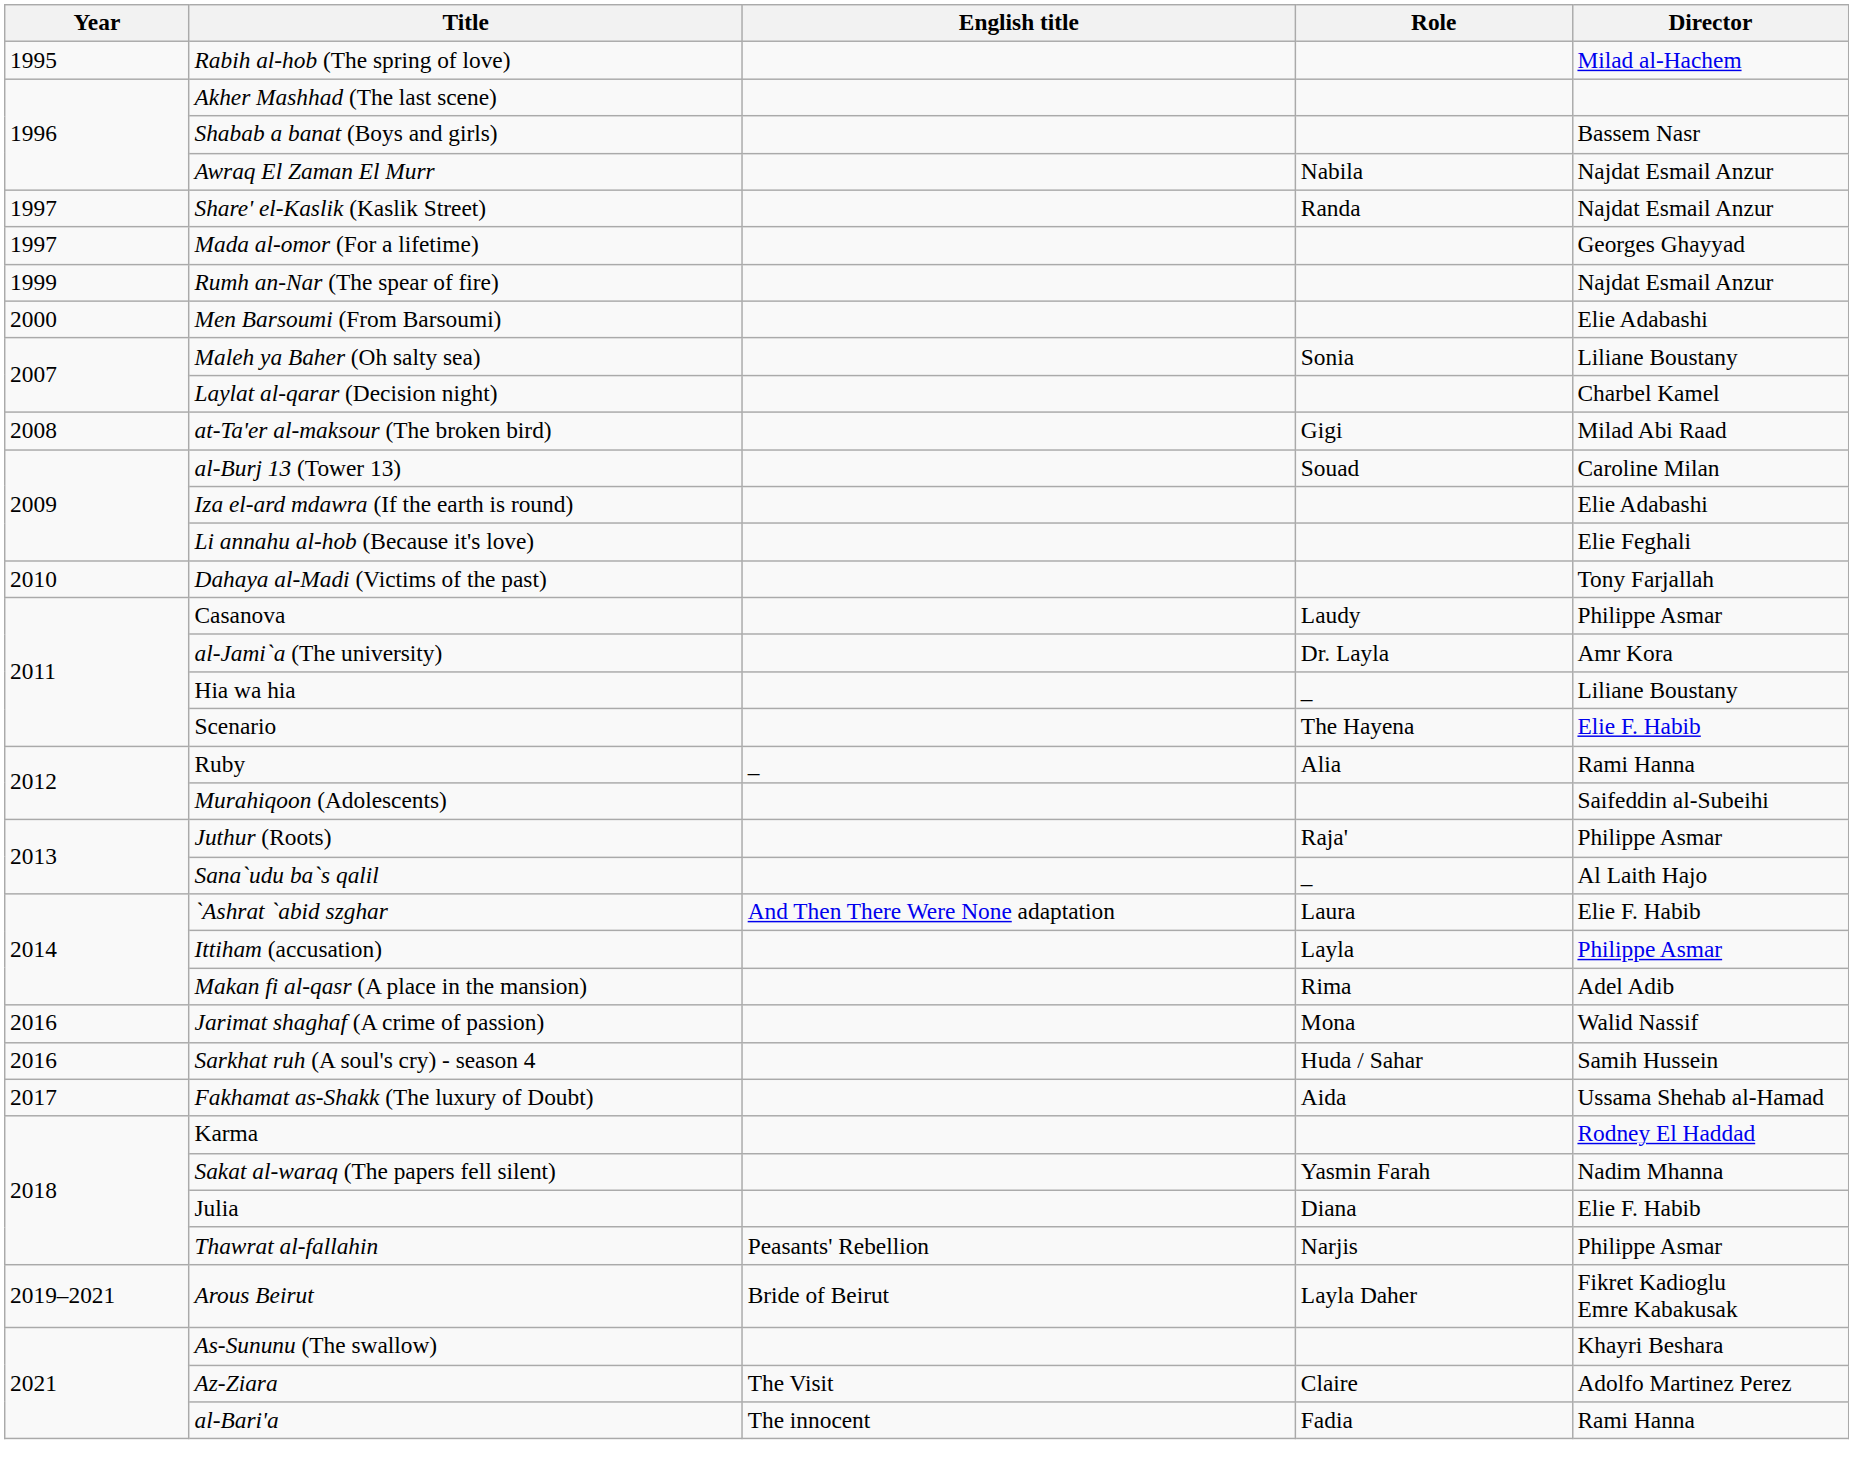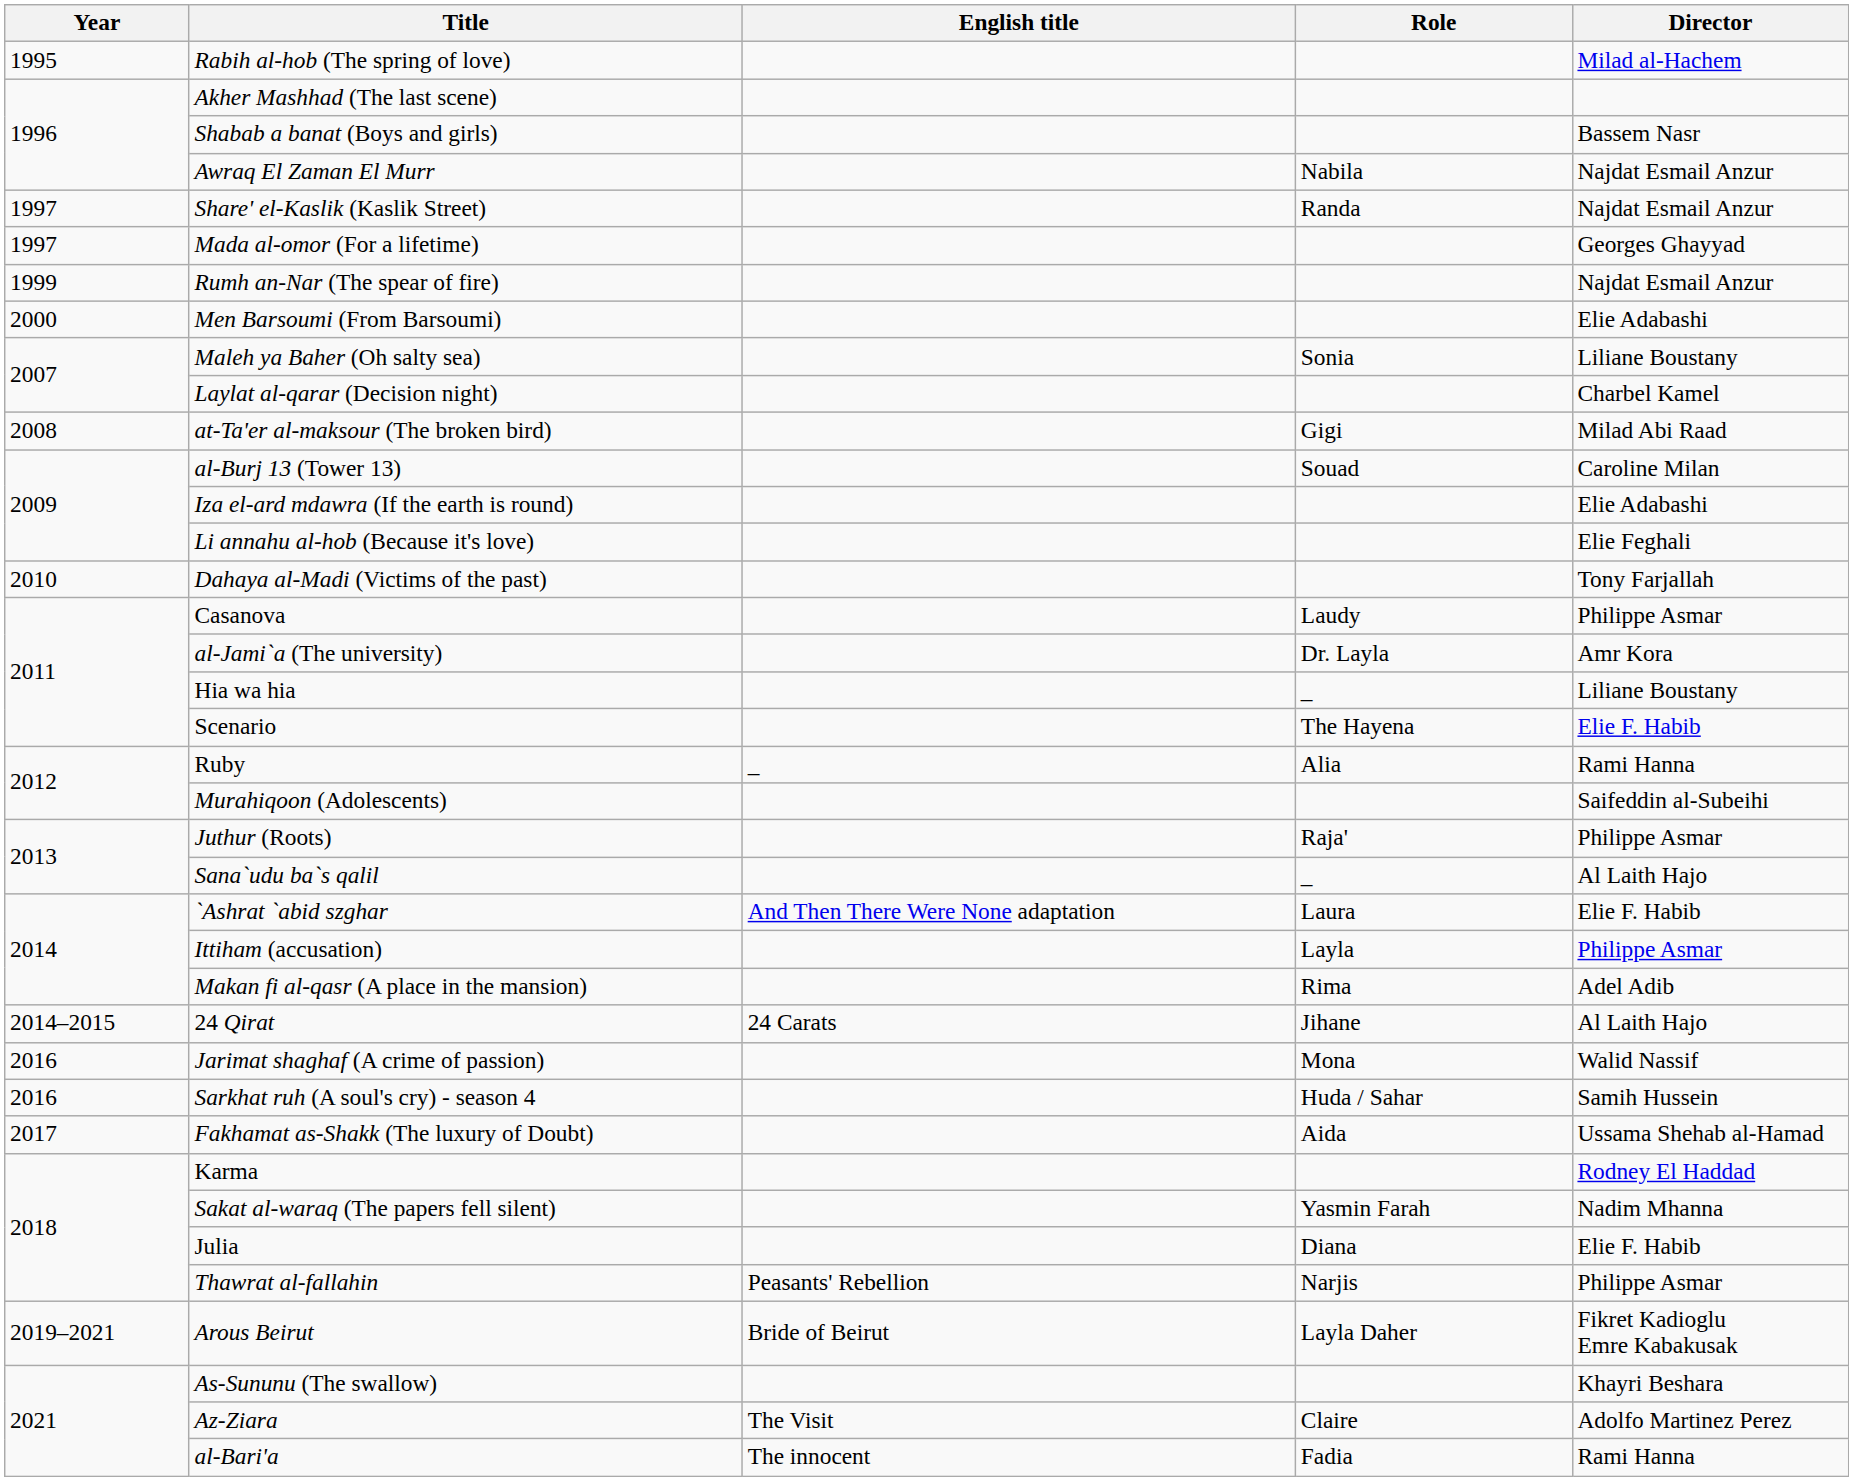+ row: (234, 1023)
